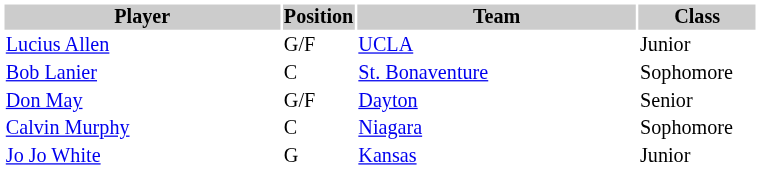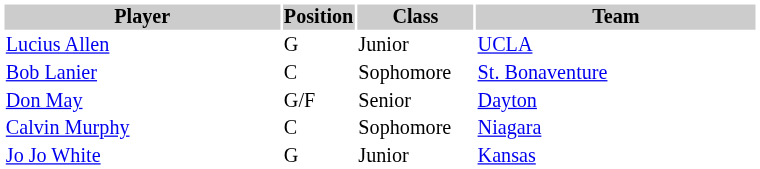columns swapped: (697, 16) <-> (497, 16)
(300, 44) G/F -> (291, 44) G
